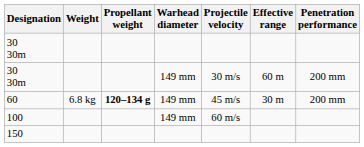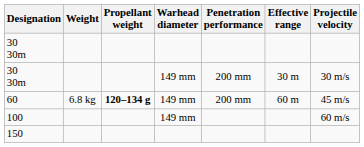columns swapped: (226, 19) <-> (328, 19)
(273, 77) 60 m -> (288, 77) 30 m
(273, 100) 30 m -> (288, 100) 60 m
